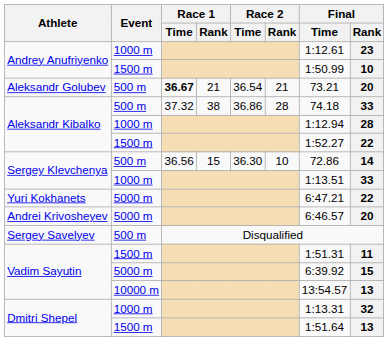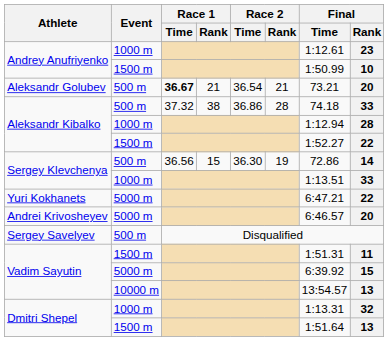(282, 161) 10 -> (282, 161) 19
